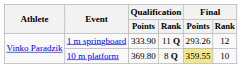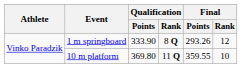(171, 41) 11 Q -> (171, 41) 8 Q
(171, 56) 8 Q -> (171, 56) 11 Q
(198, 56) khaki background -> (198, 56) no background
